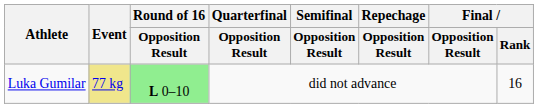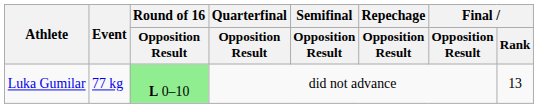(108, 84) khaki background -> (108, 84) no background
(515, 84) 16 -> (515, 84) 13
